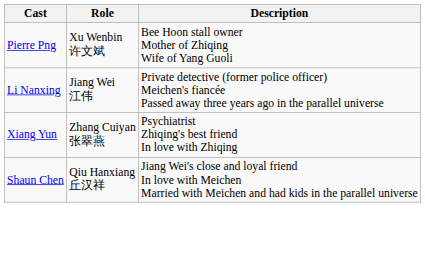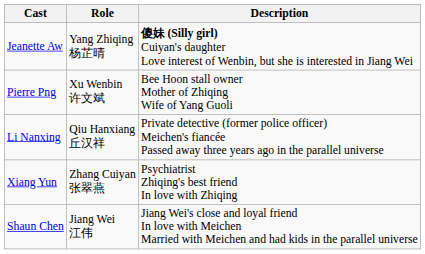+ row: (35, 46)
(92, 89) Jiang Wei 江伟 -> (102, 136) Qiu Hanxiang 丘汉祥
(102, 179) Qiu Hanxiang 丘汉祥 -> (92, 226) Jiang Wei 江伟
